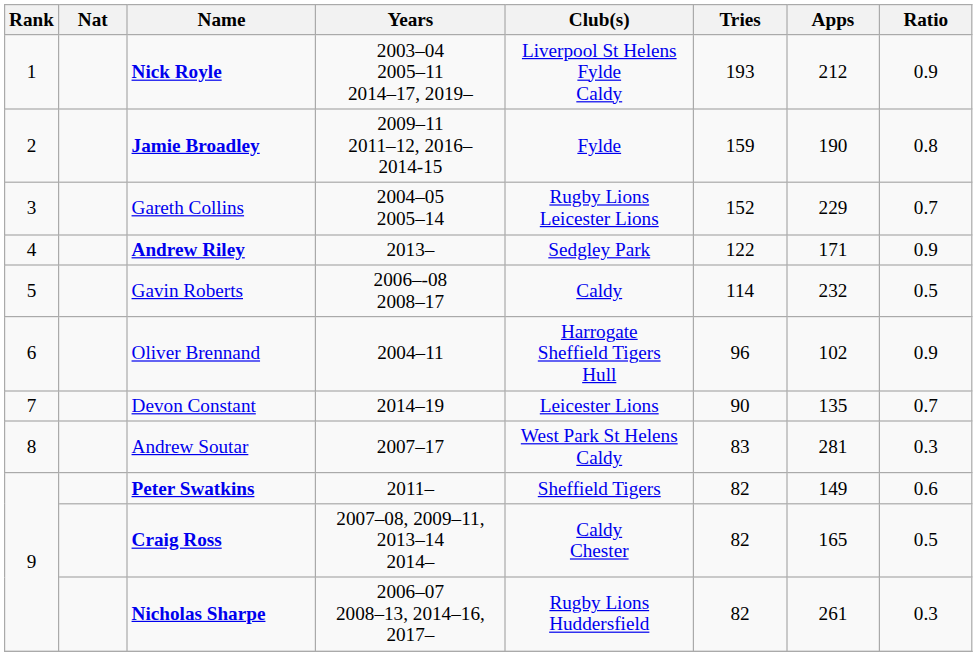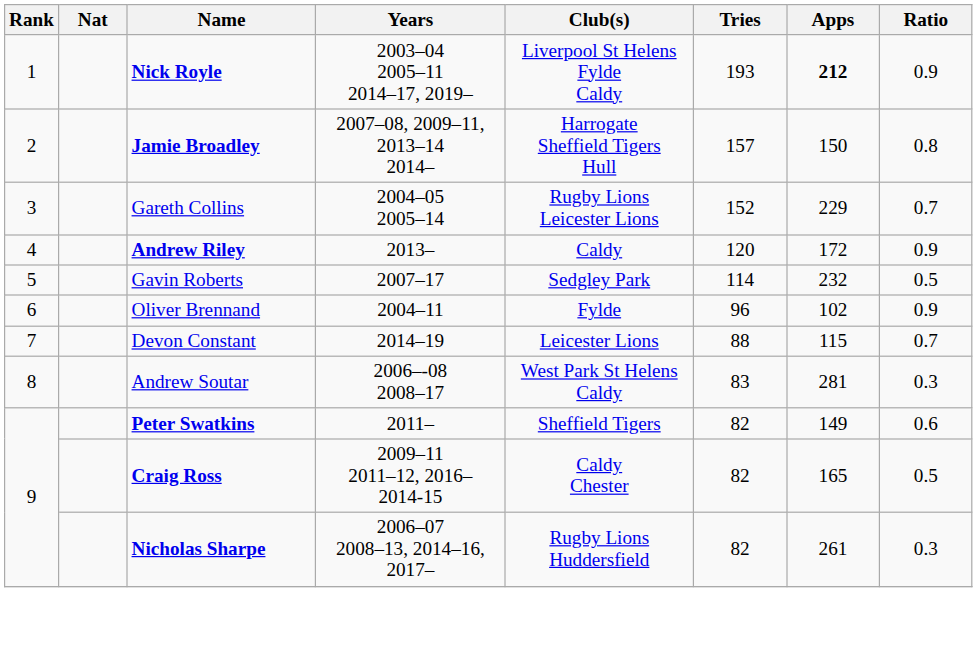(833, 71) normal -> (833, 71) bold
(410, 145) 2009–11 2011–12, 2016– 2014-15 -> (410, 145) 2007–08, 2009–11, 2013–14 2014–
(599, 145) Fylde -> (599, 145) Harrogate Sheffield Tigers Hull
(740, 145) 159 -> (740, 145) 157
(833, 145) 190 -> (833, 145) 150
(599, 249) Sedgley Park -> (599, 249) Caldy
(740, 249) 122 -> (740, 249) 120
(833, 249) 171 -> (833, 249) 172
(410, 290) 2006–-08 2008–17 -> (410, 279) 2007–17
(599, 290) Caldy -> (599, 279) Sedgley Park
(599, 353) Harrogate Sheffield Tigers Hull -> (599, 310) Fylde
(740, 405) 90 -> (740, 340) 88
(833, 405) 135 -> (833, 340) 115
(410, 446) 2007–17 -> (410, 382) 2006–-08 2008–17
(410, 540) 2007–08, 2009–11, 2013–14 2014– -> (410, 475) 2009–11 2011–12, 2016– 2014-15
